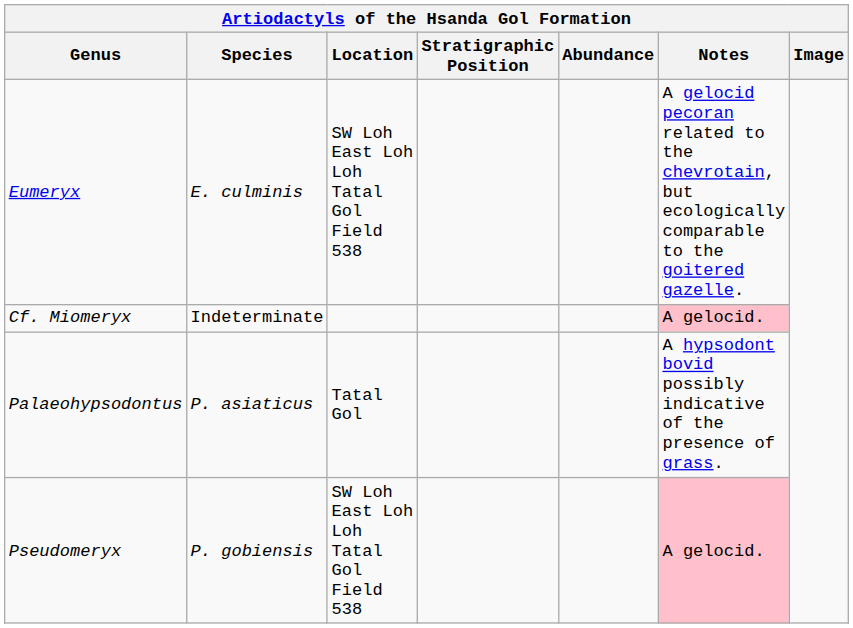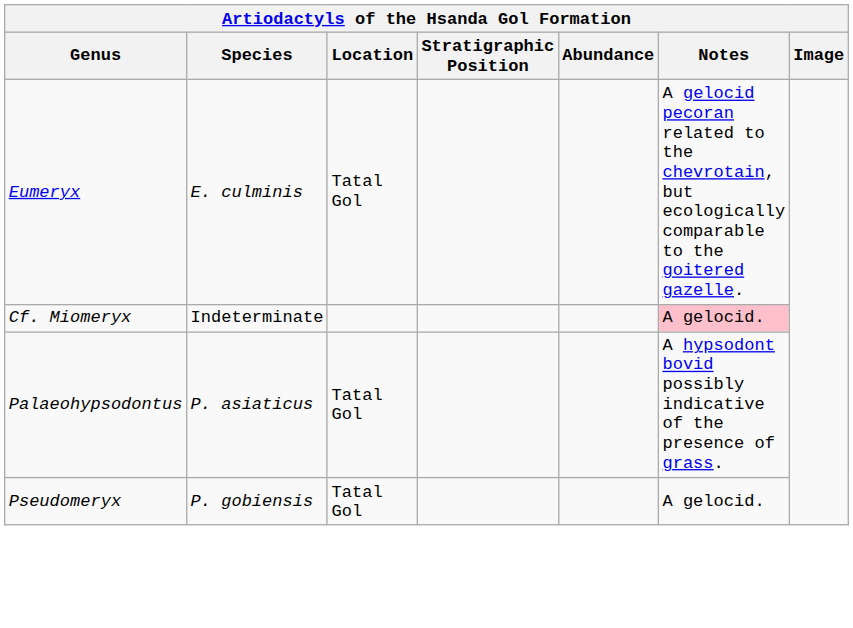(372, 192) SW Loh East Loh Loh Tatal Gol Field 538 -> (357, 192) Tatal Gol
(372, 550) SW Loh East Loh Loh Tatal Gol Field 538 -> (357, 501) Tatal Gol
(714, 550) pink background -> (714, 501) no background
